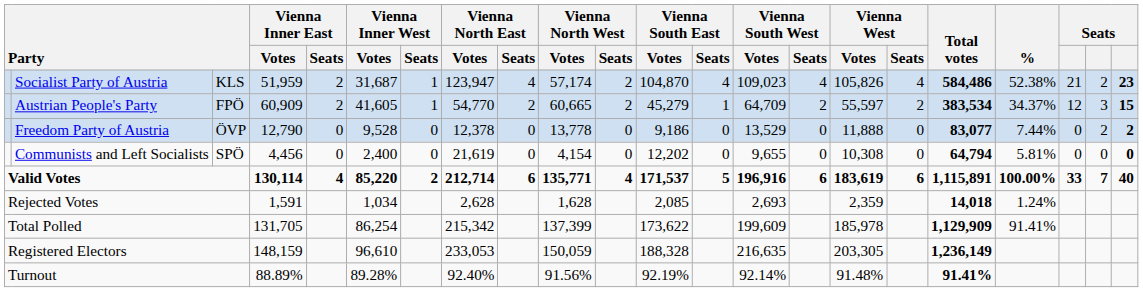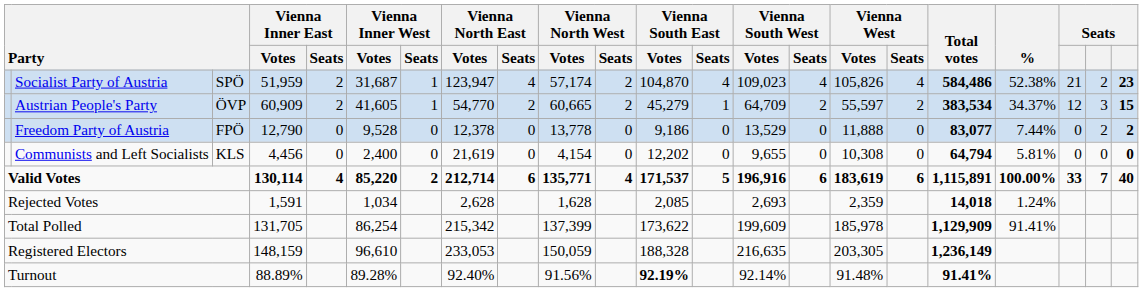(230, 81) KLS -> (230, 81) SPÖ
(230, 105) FPÖ -> (231, 105) ÖVP
(231, 130) ÖVP -> (230, 130) FPÖ
(230, 154) SPÖ -> (230, 154) KLS
(665, 274) normal -> (664, 274) bold
